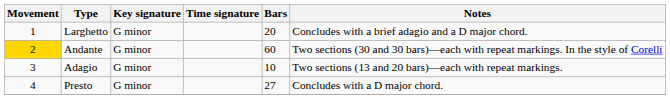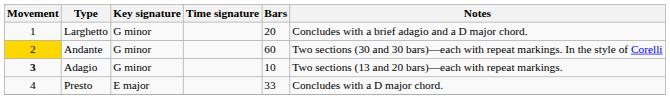(33, 67) normal -> (33, 67) bold
(132, 85) G minor -> (131, 85) E major
(270, 85) 27 -> (270, 85) 33
